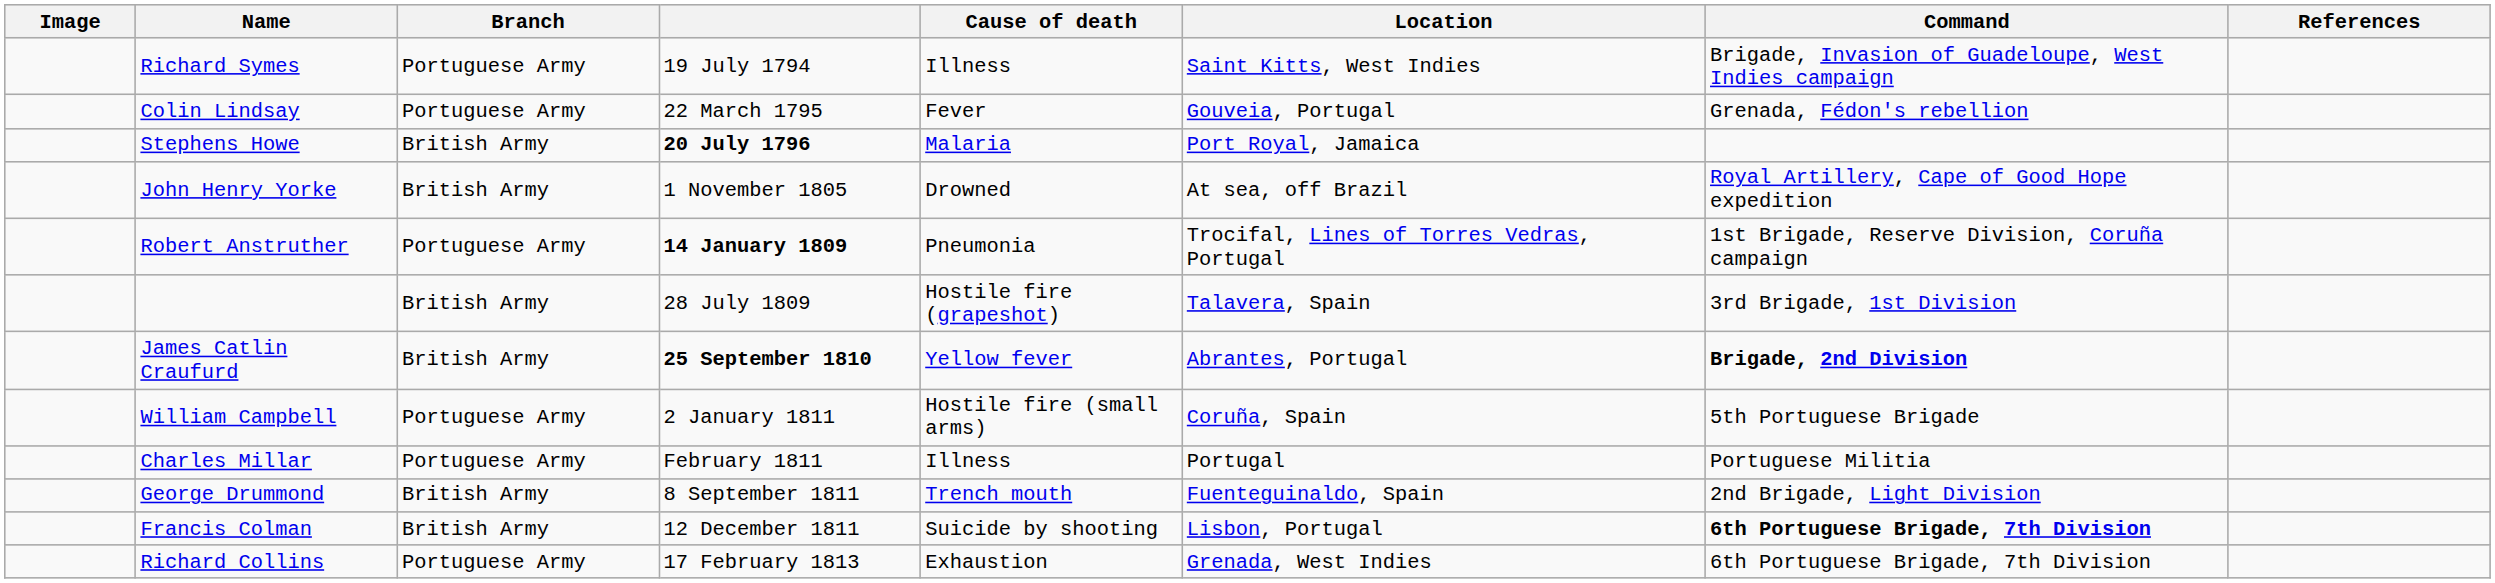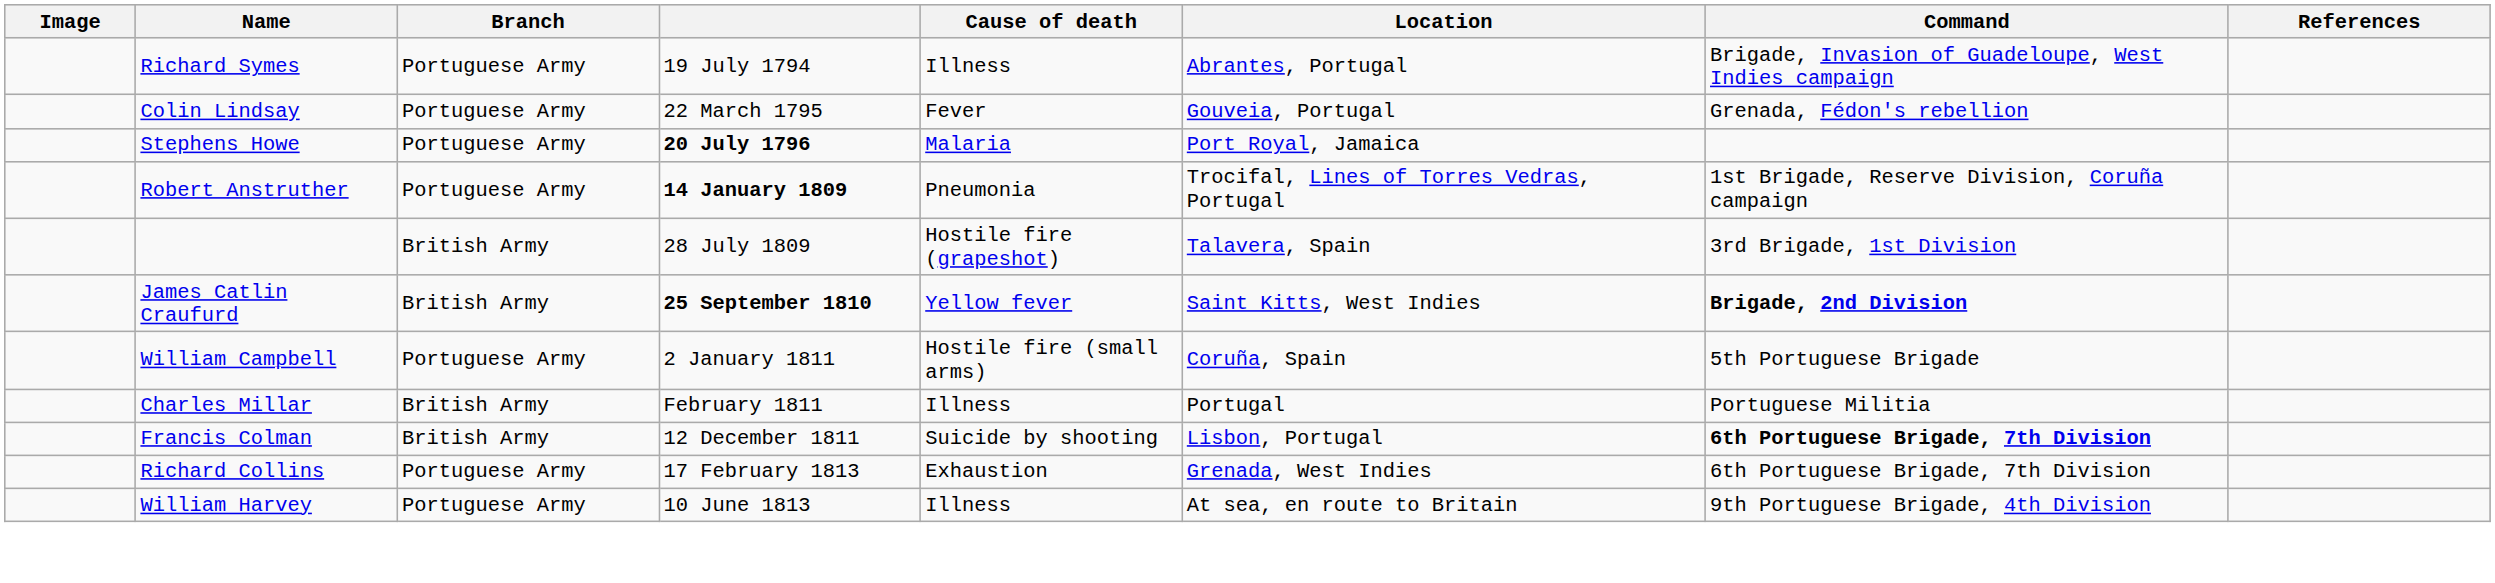(1334, 66) Saint Kitts, West Indies -> (1297, 66) Abrantes, Portugal
(476, 145) British Army -> (494, 145) Portuguese Army
- row: (238, 190)
(1297, 360) Abrantes, Portugal -> (1334, 303) Saint Kitts, West Indies
(494, 462) Portuguese Army -> (476, 405) British Army
- row: (232, 495)
+ row: (226, 505)
